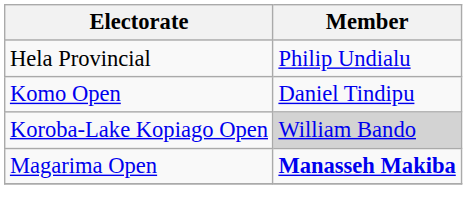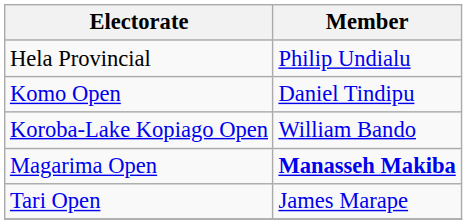(347, 129) lightgrey background -> (347, 129) no background
+ row: (55, 201)
